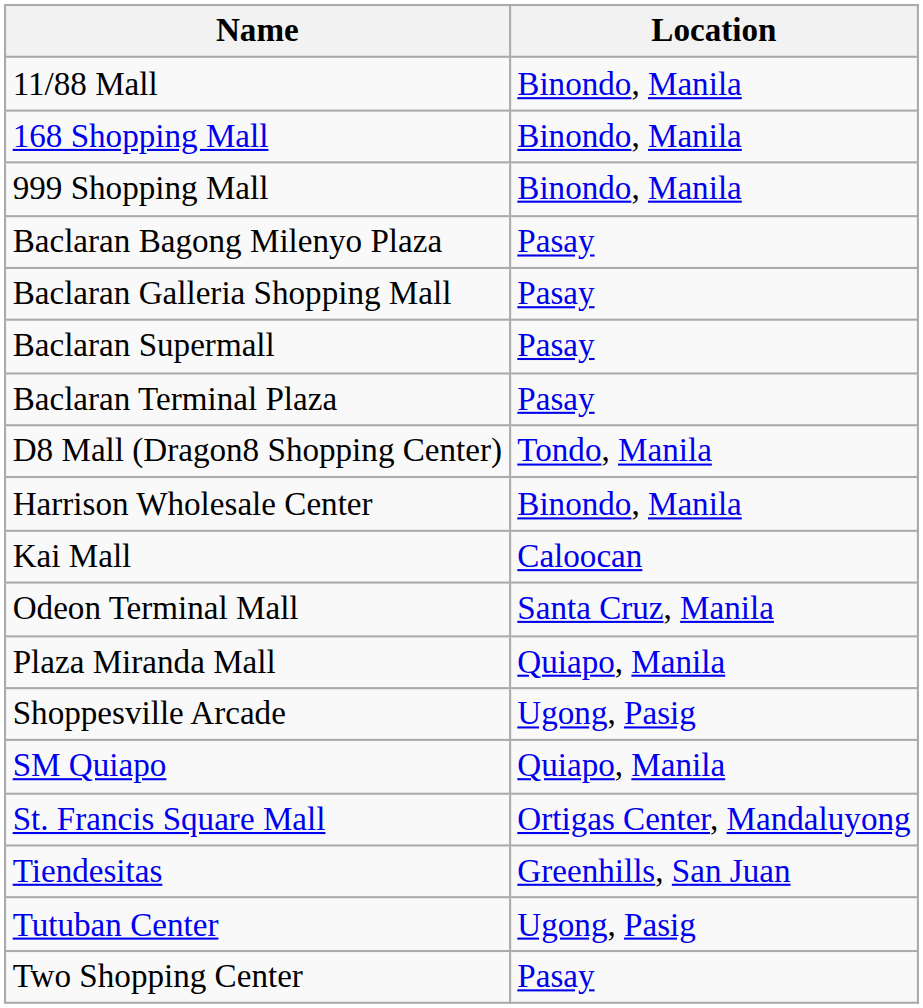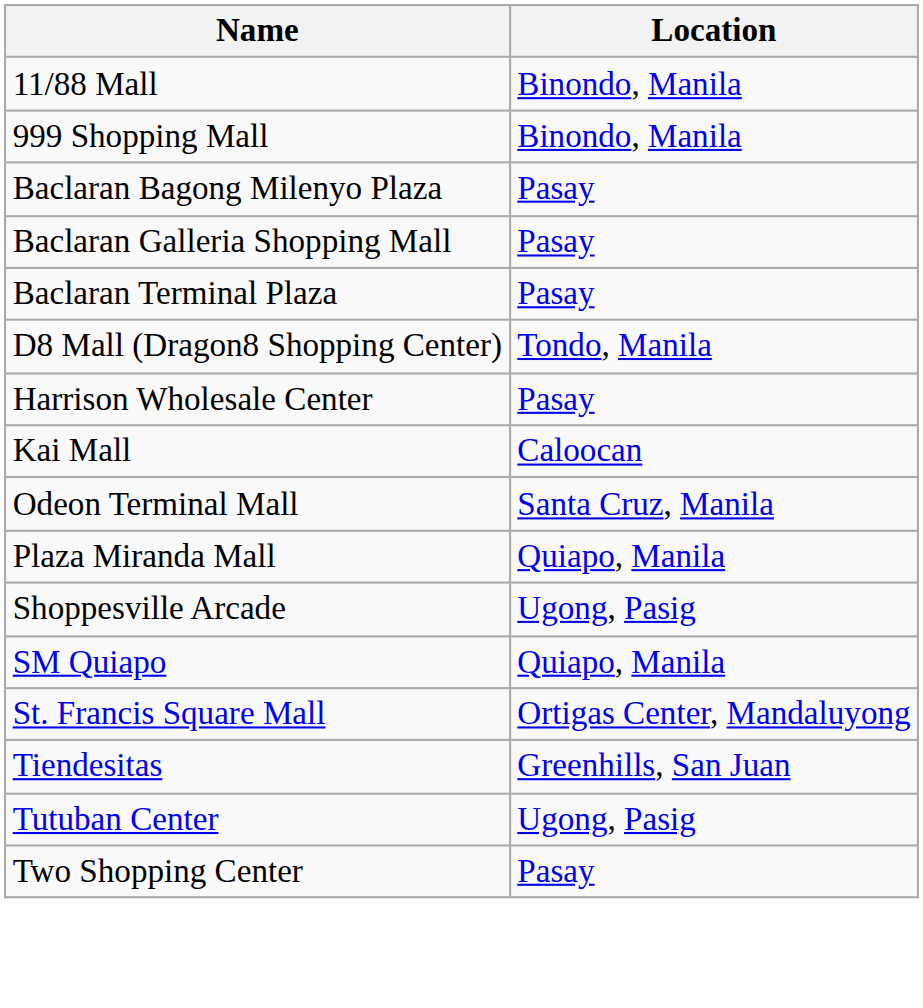- row: (141, 135)
- row: (144, 345)
(630, 503) Binondo, Manila -> (556, 398) Pasay
